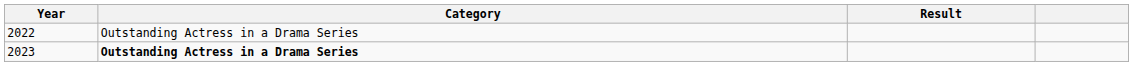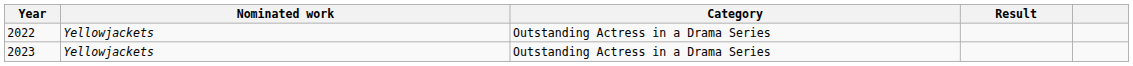+ column: (285, 14)
(230, 52) bold -> (642, 52) normal
